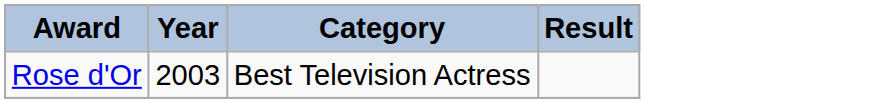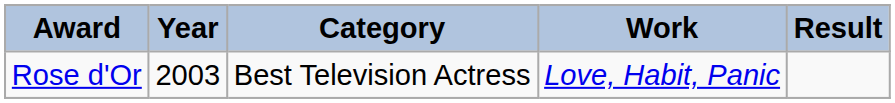+ column: (662, 28)
